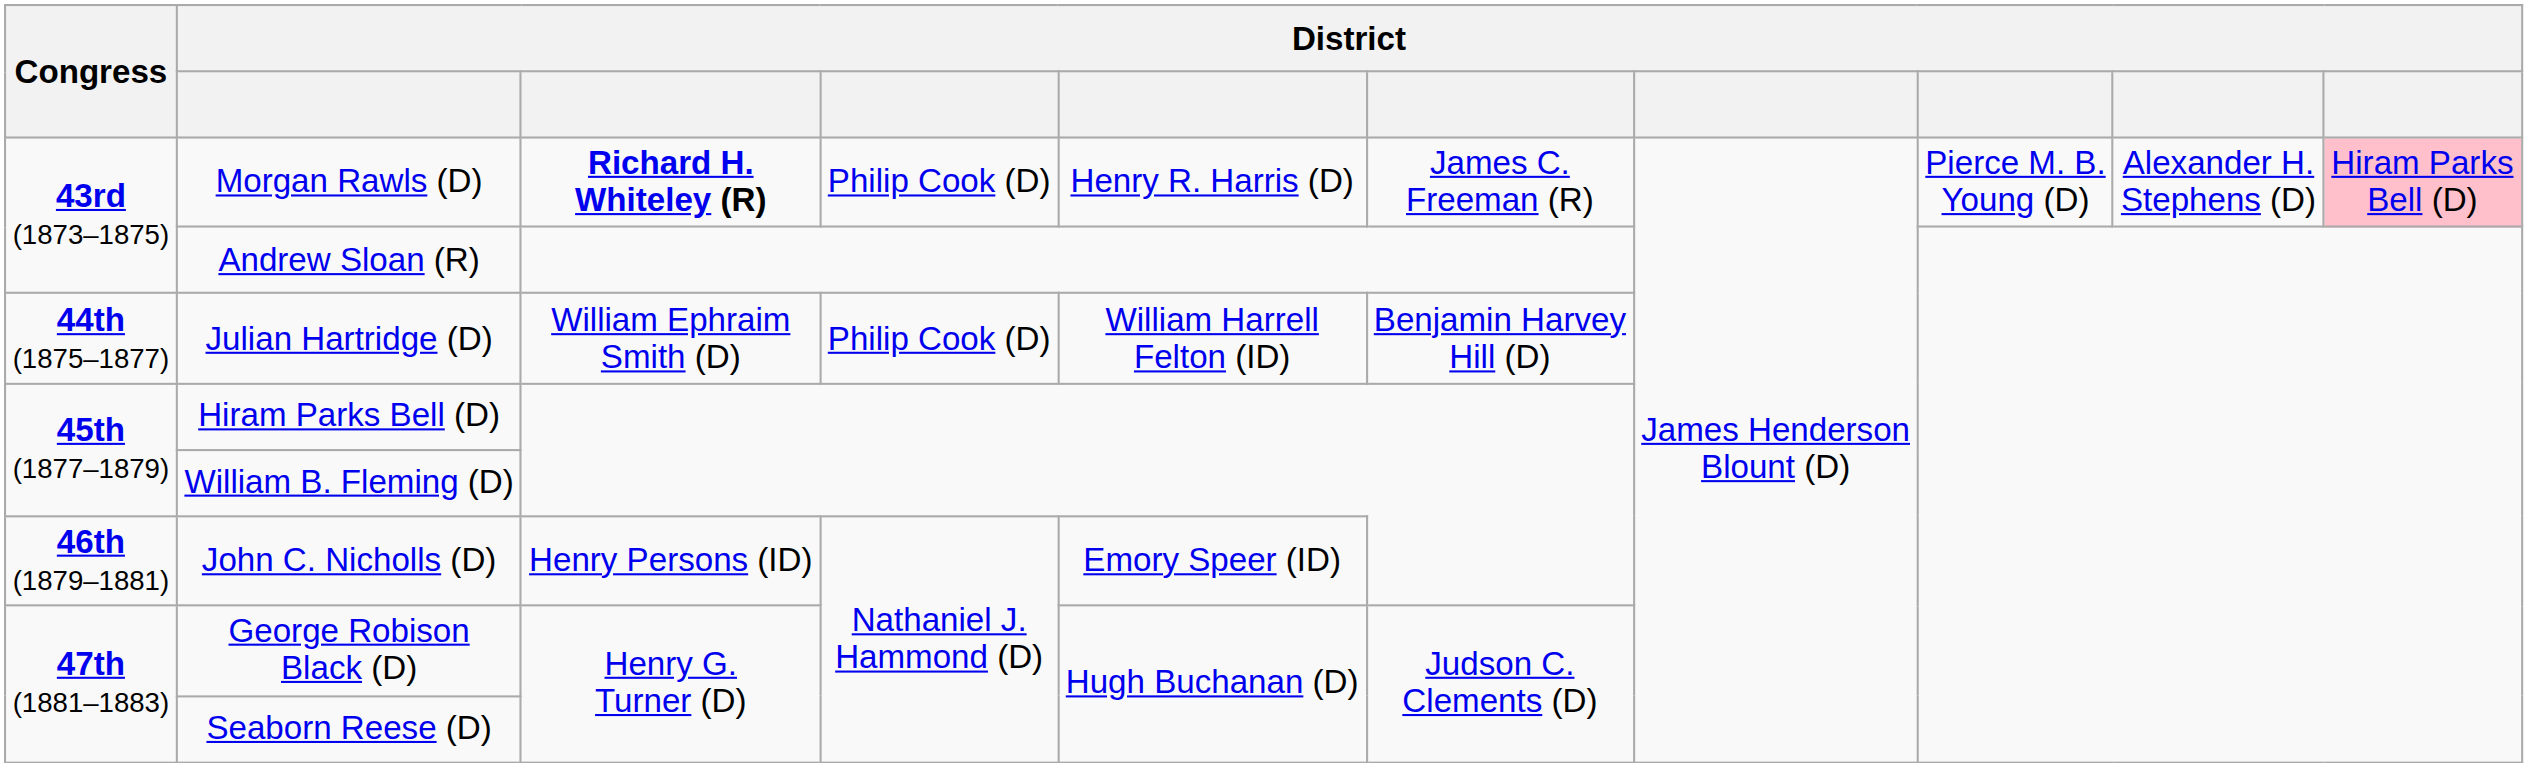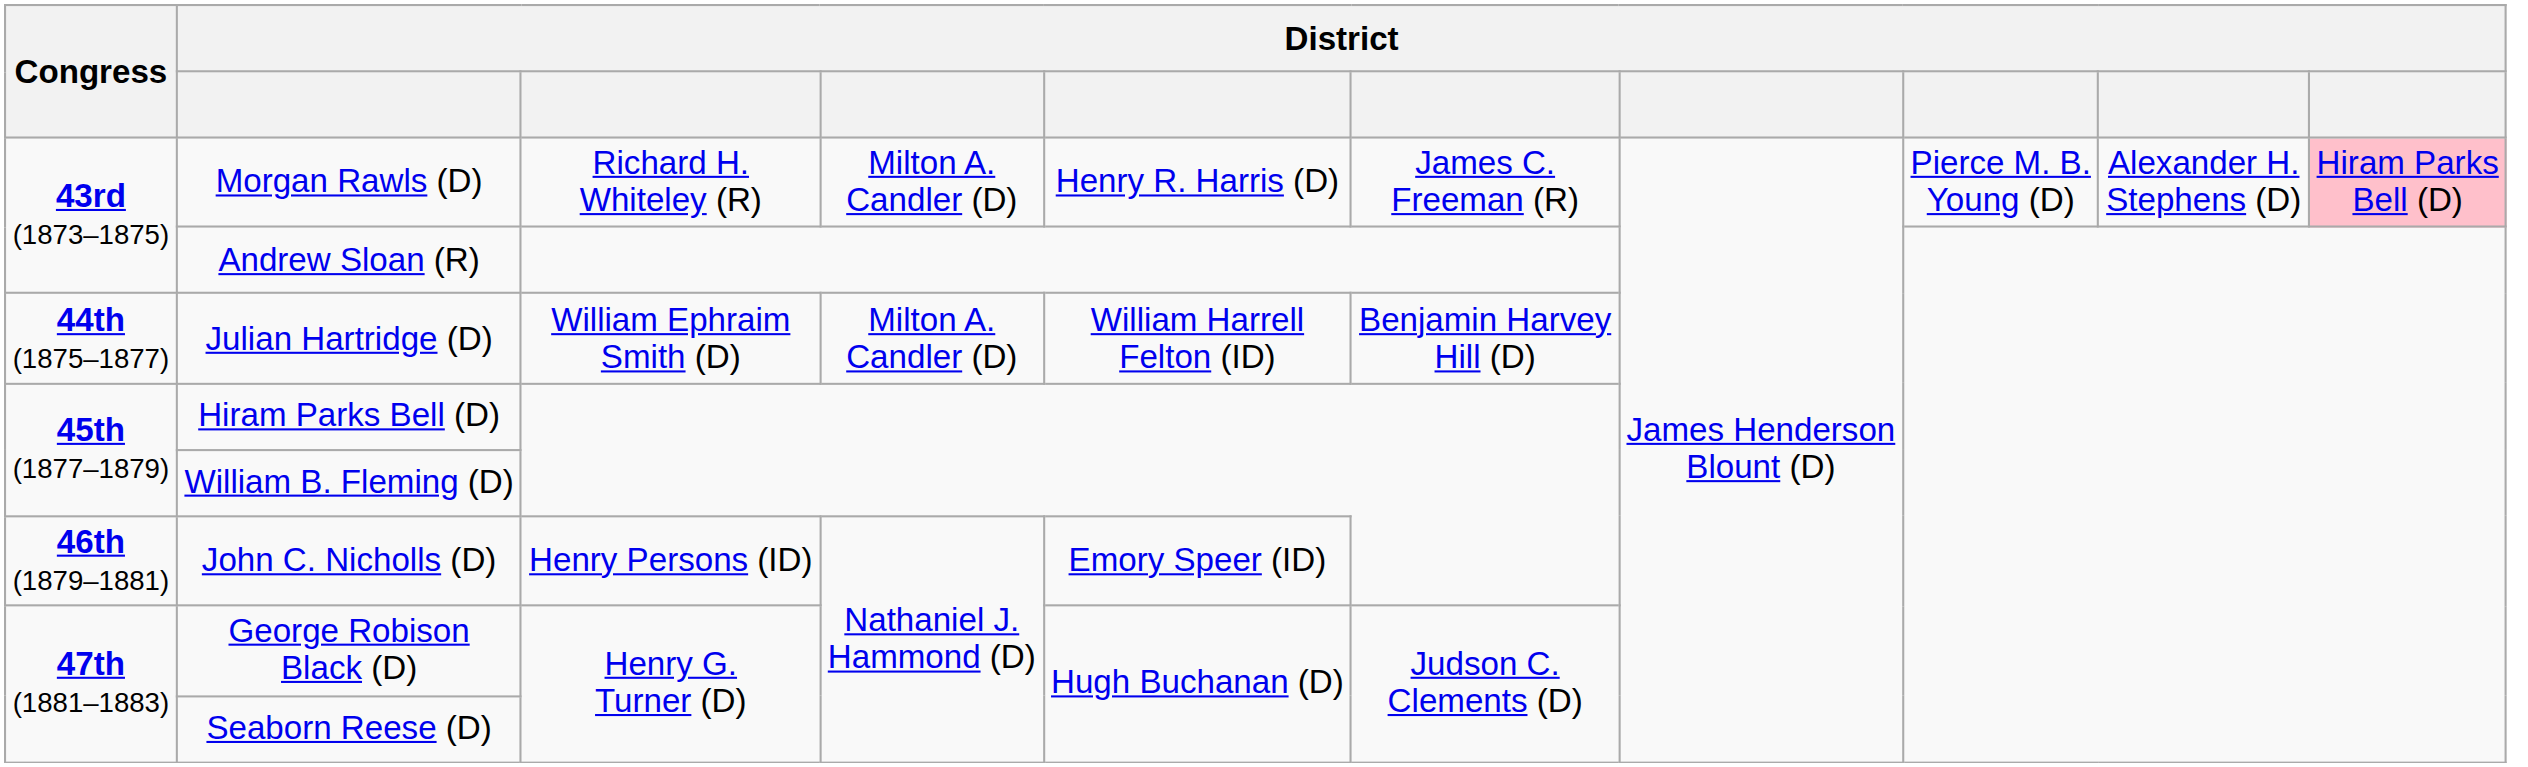(671, 181) bold -> (671, 181) normal
(939, 181) Philip Cook (D) -> (932, 181) Milton A. Candler (D)
(939, 337) Philip Cook (D) -> (932, 337) Milton A. Candler (D)
